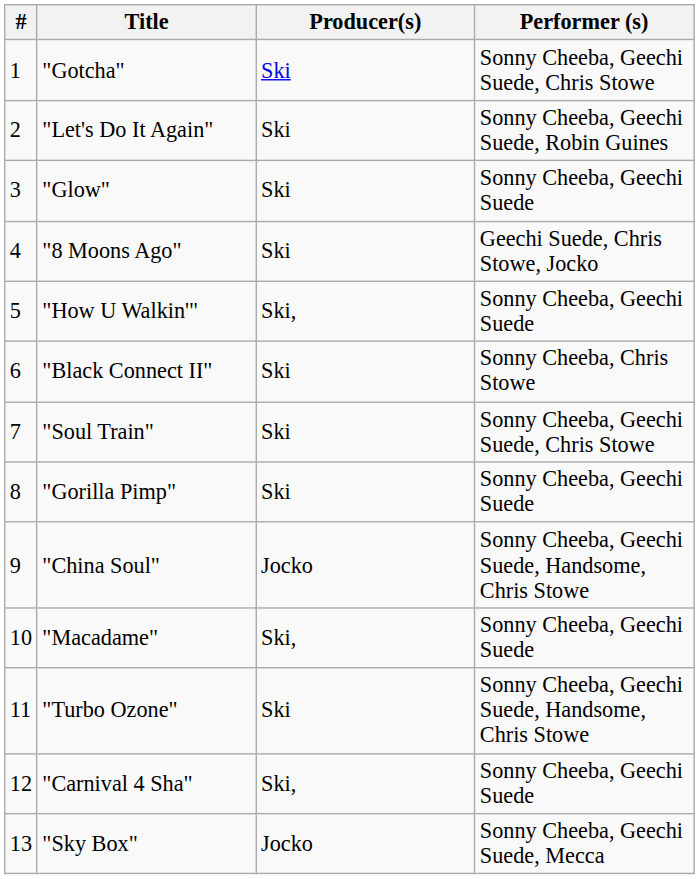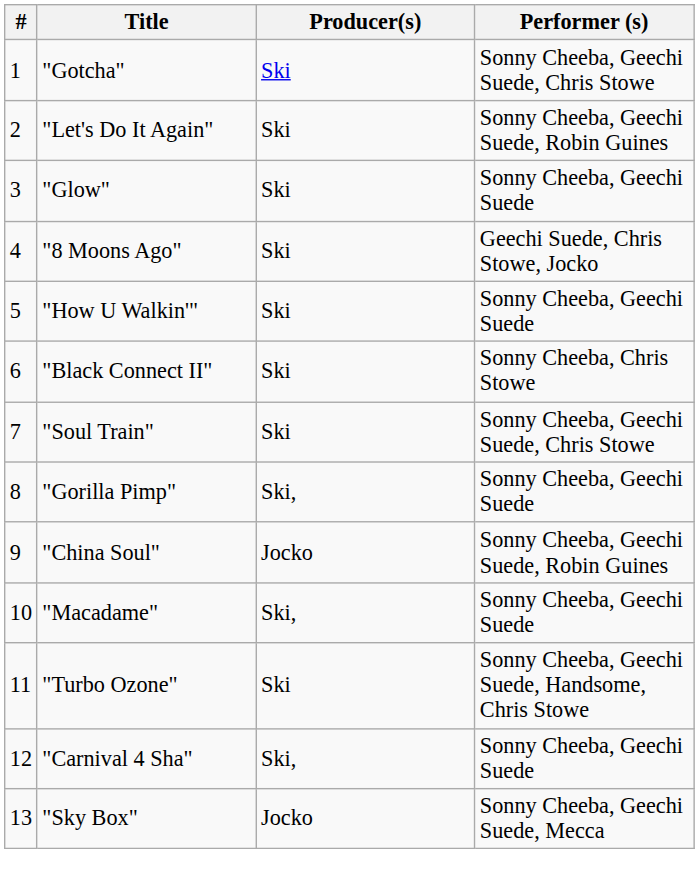(279, 311) Ski, -> (276, 311) Ski
(276, 491) Ski -> (279, 491) Ski,
(581, 564) Sonny Cheeba, Geechi Suede, Handsome, Chris Stowe -> (581, 552) Sonny Cheeba, Geechi Suede, Robin Guines
